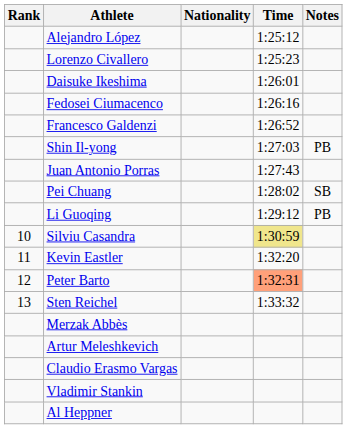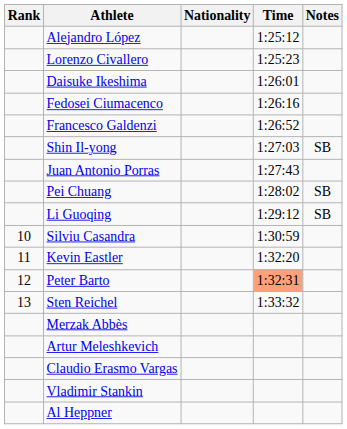(322, 147) PB -> (322, 147) SB
(322, 214) PB -> (322, 214) SB
(278, 236) khaki background -> (278, 236) no background
